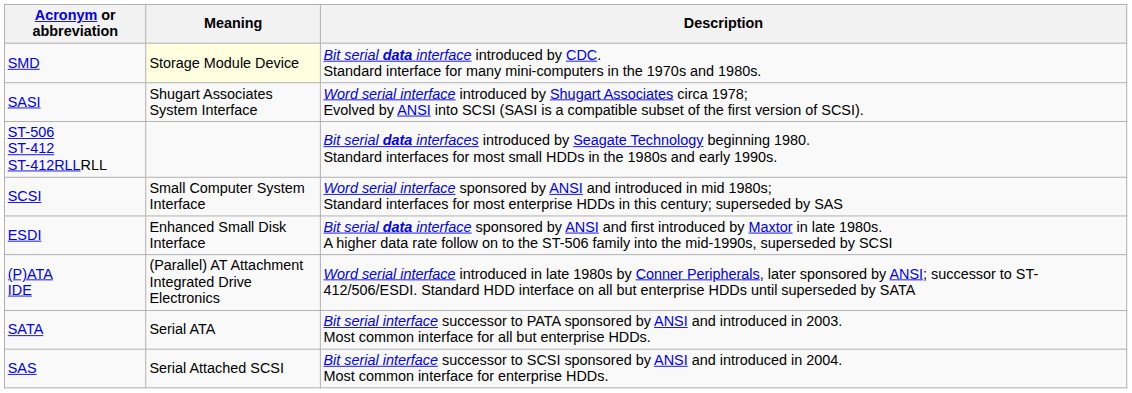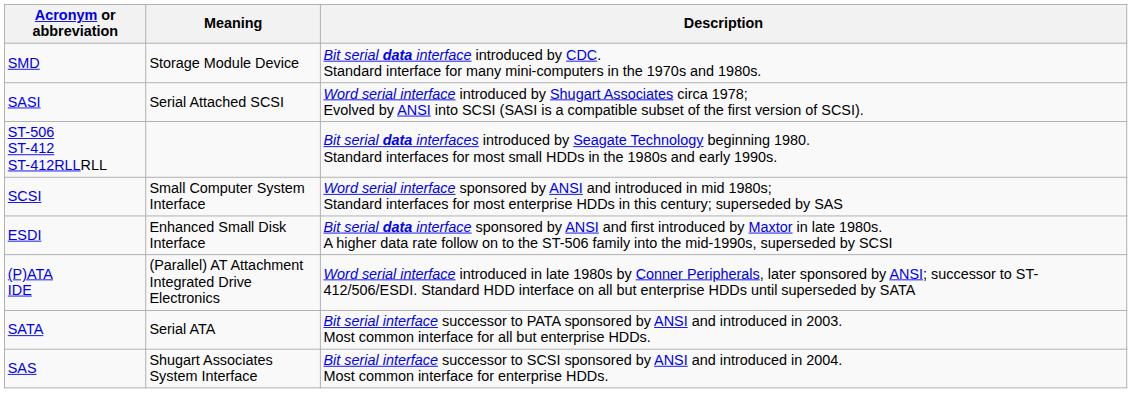(224, 63) lightyellow background -> (224, 63) no background
(211, 102) Shugart Associates System Interface -> (217, 102) Serial Attached SCSI
(217, 368) Serial Attached SCSI -> (211, 368) Shugart Associates System Interface
